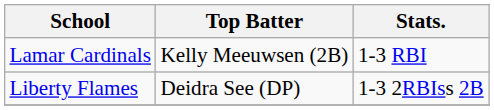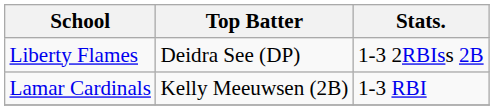rows swapped: (74, 88) <-> (80, 54)
